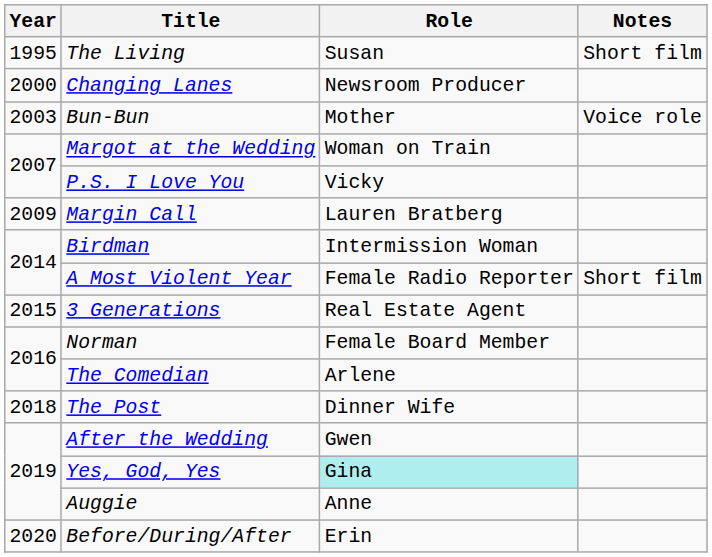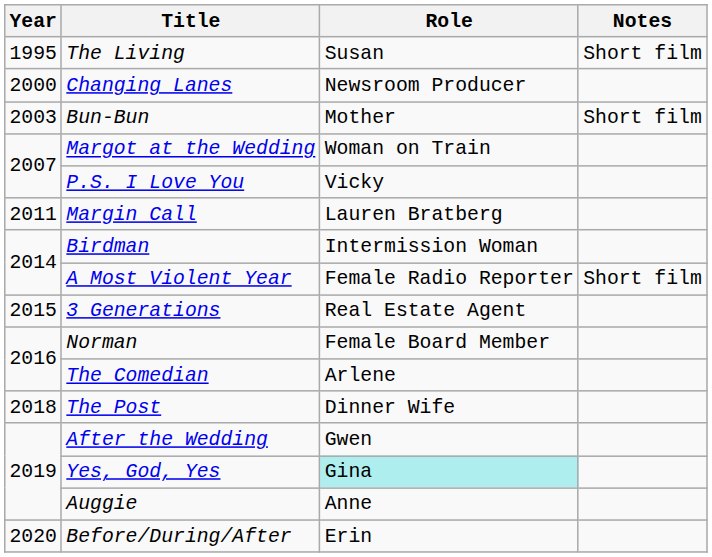(642, 117) Voice role -> (642, 117) Short film
(33, 214) 2009 -> (33, 214) 2011
